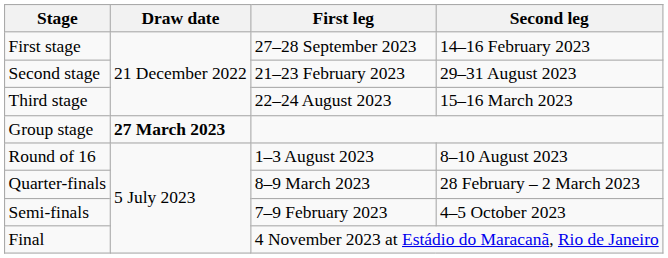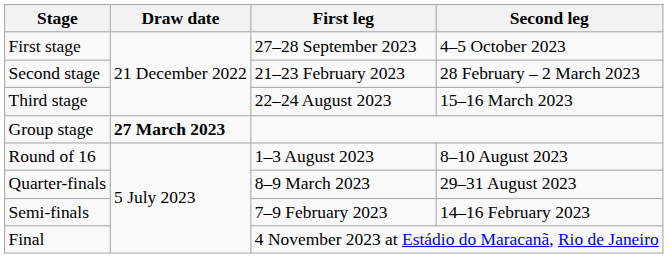(515, 45) 14–16 February 2023 -> (503, 45) 4–5 October 2023
(508, 73) 29–31 August 2023 -> (540, 73) 28 February – 2 March 2023
(540, 184) 28 February – 2 March 2023 -> (508, 184) 29–31 August 2023
(503, 211) 4–5 October 2023 -> (515, 211) 14–16 February 2023
